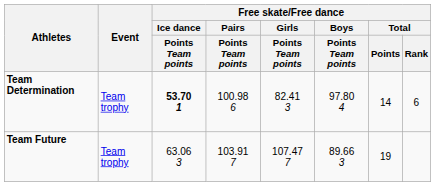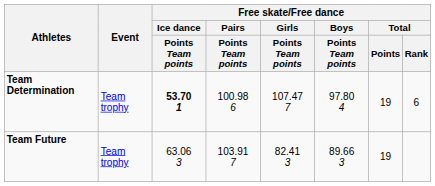(287, 102) 82.41 3 -> (287, 102) 107.47 7
(386, 102) 14 -> (386, 102) 19
(287, 157) 107.47 7 -> (287, 157) 82.41 3
